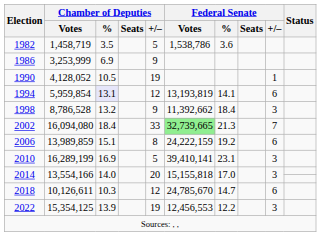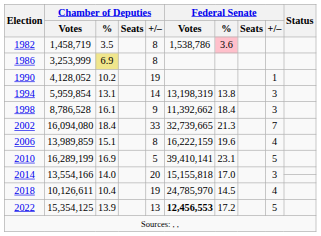(155, 45) 5 -> (155, 45) 8
(226, 45) no background -> (226, 45) pink background
(107, 61) no background -> (107, 61) khaki background
(155, 61) 9 -> (155, 61) 8
(107, 77) 10.5 -> (107, 77) 10.2
(107, 93) lavender background -> (107, 93) no background
(155, 93) 12 -> (155, 93) 14
(190, 93) 13,193,819 -> (190, 93) 13,198,319
(226, 93) 14.1 -> (226, 93) 13.8
(274, 93) 6 -> (274, 93) 3
(107, 110) 13.2 -> (107, 110) 16.1
(190, 126) lightgreen background -> (190, 126) no background
(190, 142) 24,222,159 -> (190, 142) 16,222,159
(226, 142) 19.2 -> (226, 142) 19.6
(274, 142) 6 -> (274, 142) 4
(274, 158) 3 -> (274, 158) 5
(107, 191) 10.3 -> (107, 191) 10.4
(155, 191) 12 -> (155, 191) 19
(190, 191) 24,785,670 -> (190, 191) 24,785,970
(226, 191) 14.7 -> (226, 191) 14.5
(274, 191) 6 -> (274, 191) 4
(155, 207) 19 -> (155, 207) 13
(190, 207) normal -> (190, 207) bold
(226, 207) 12.2 -> (226, 207) 17.2
(274, 207) 3 -> (274, 207) 5
